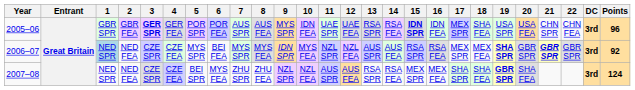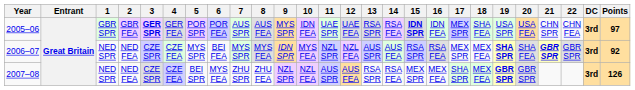(615, 28) 96 -> (615, 28) 97
(107, 51) lightblue background -> (107, 51) no background
(527, 51) GBR SPR -> (527, 51) SHA FEA
(482, 74) SHA FEA -> (482, 74) MEX FEA
(527, 74) SHA FEA -> (527, 74) GBR SPR
(615, 74) 124 -> (615, 74) 126
